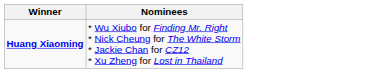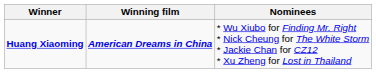+ column: (150, 12)
